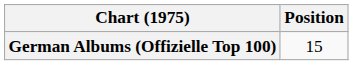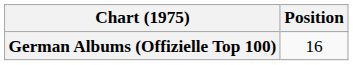(314, 45) 15 -> (314, 45) 16
